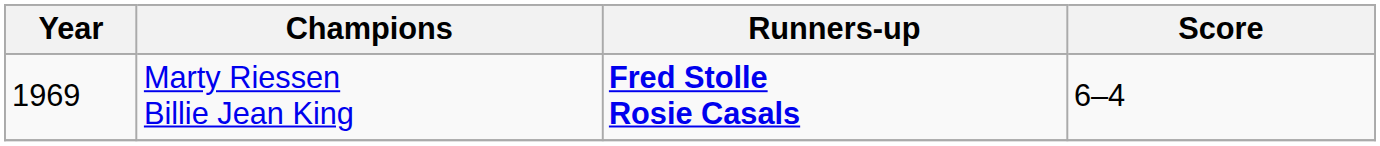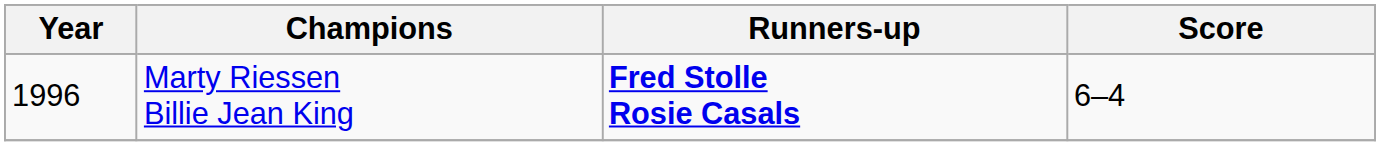(46, 96) 1969 -> (46, 96) 1996
